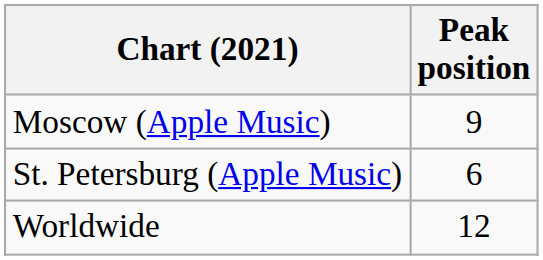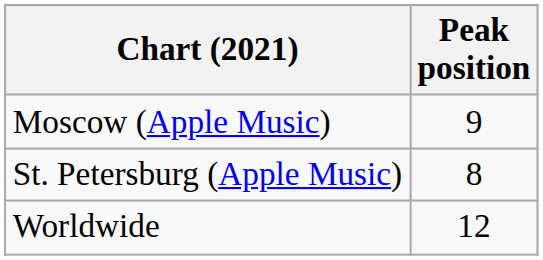(474, 173) 6 -> (474, 173) 8
